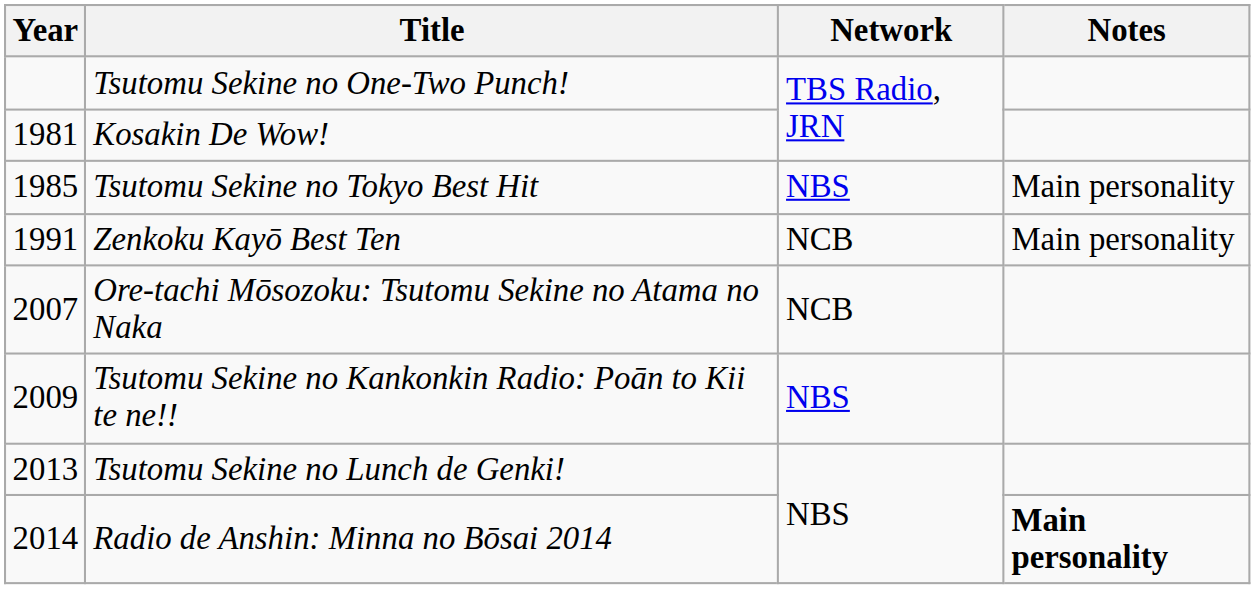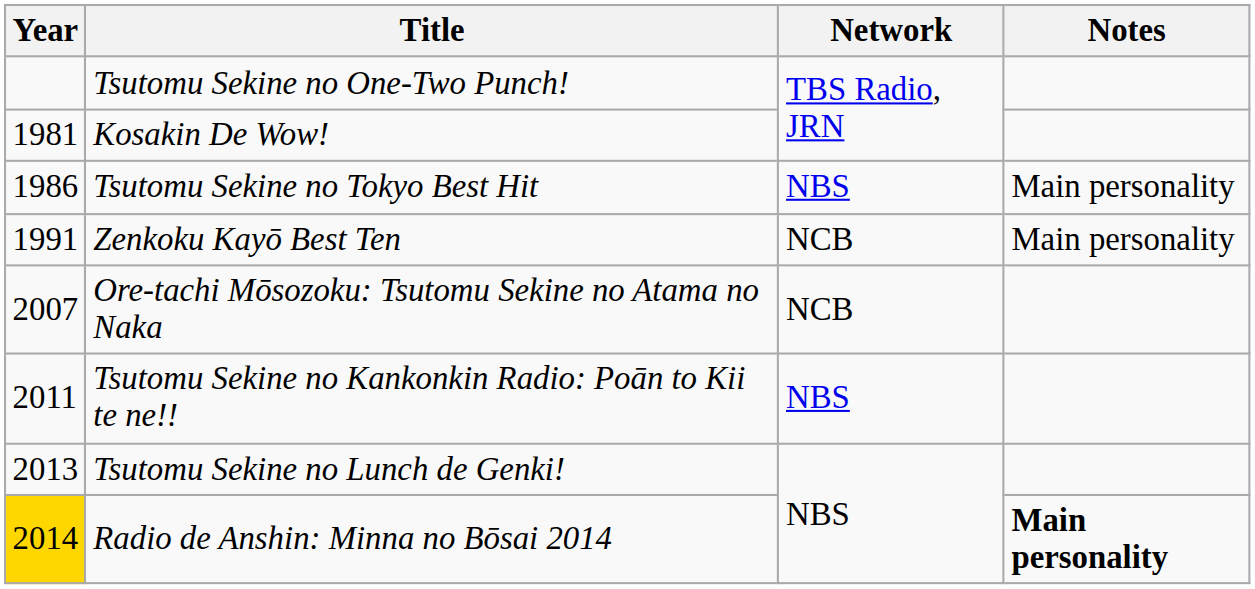(45, 186) 1985 -> (45, 186) 1986
(45, 397) 2009 -> (45, 397) 2011
(45, 538) no background -> (45, 538) gold background
